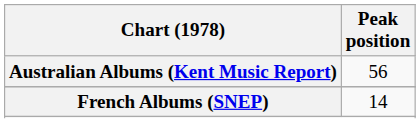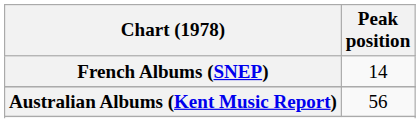rows swapped: (173, 71) <-> (173, 101)
